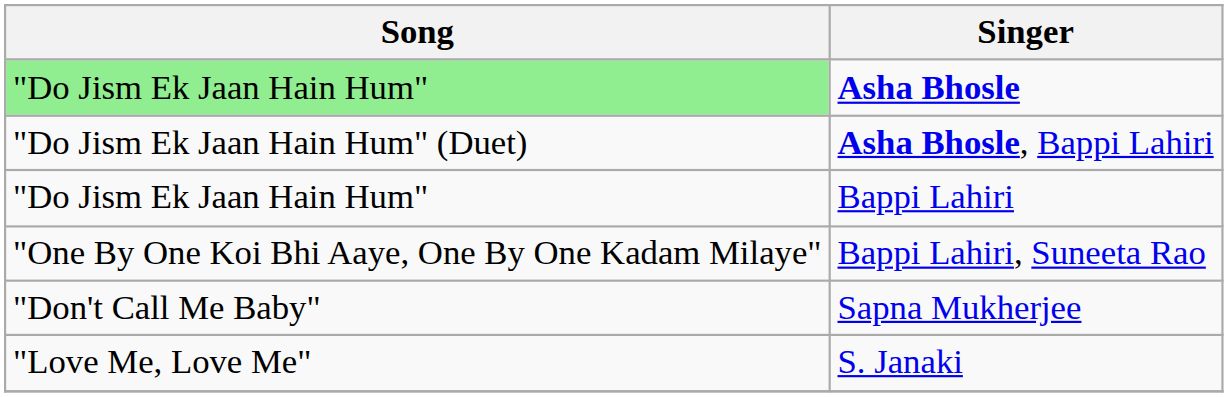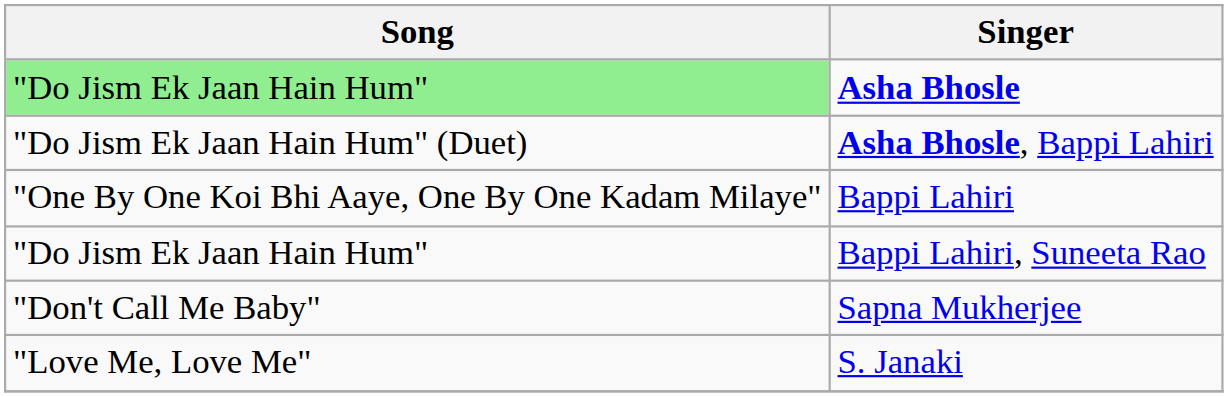(221, 197) "Do Jism Ek Jaan Hain Hum" -> (417, 197) "One By One Koi Bhi Aaye, One By One Kadam Milaye"
(417, 252) "One By One Koi Bhi Aaye, One By One Kadam Milaye" -> (221, 252) "Do Jism Ek Jaan Hain Hum"
